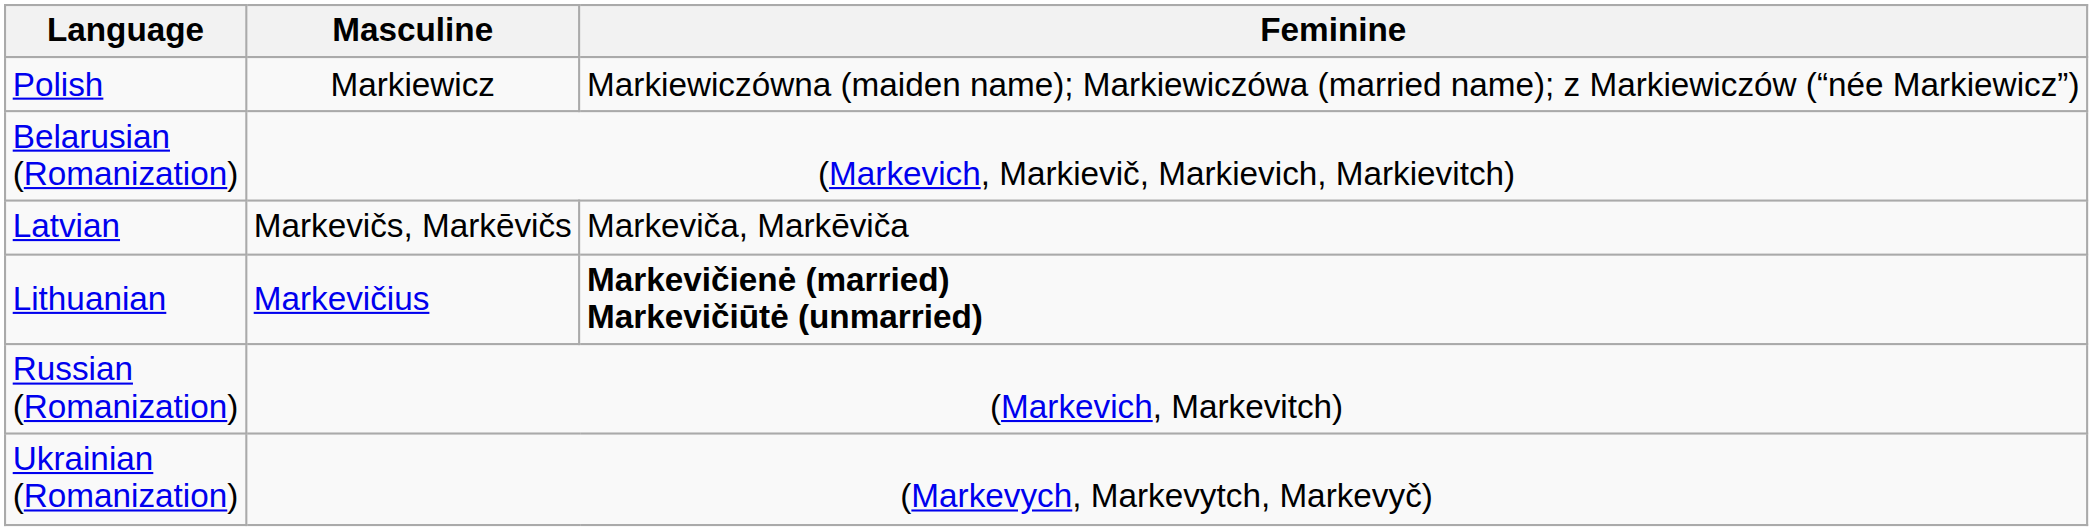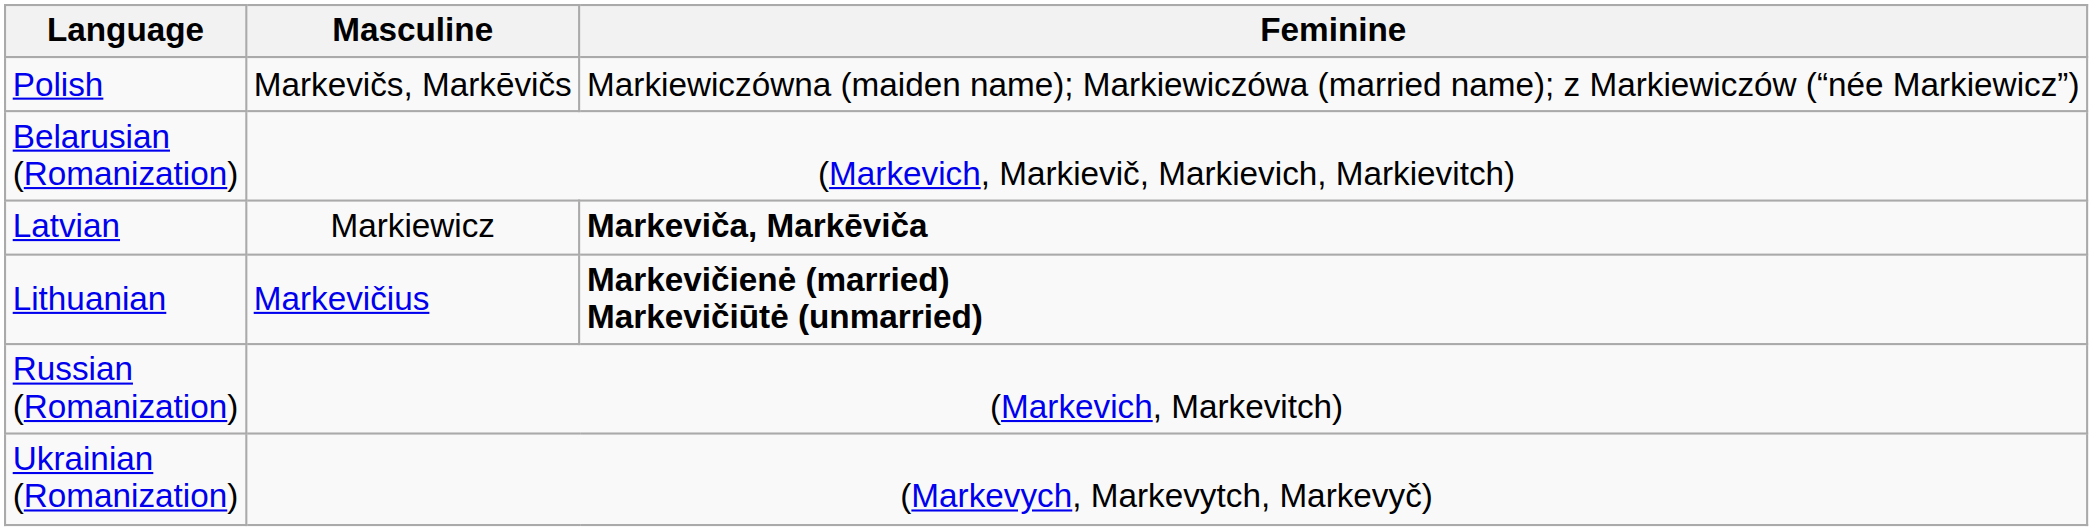(413, 83) Markiewicz -> (413, 83) Markevičs, Markēvičs
(413, 226) Markevičs, Markēvičs -> (413, 226) Markiewicz
(748, 226) normal -> (757, 226) bold
